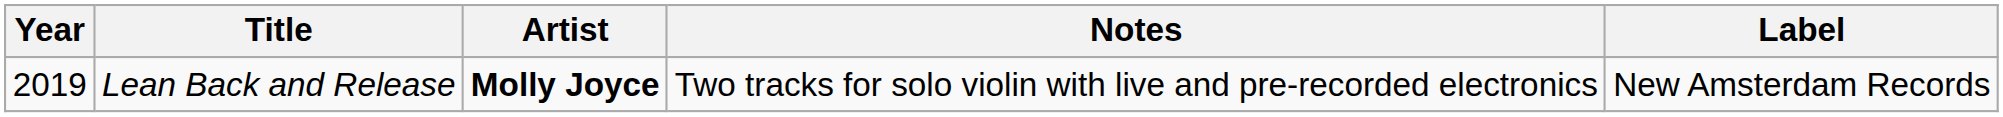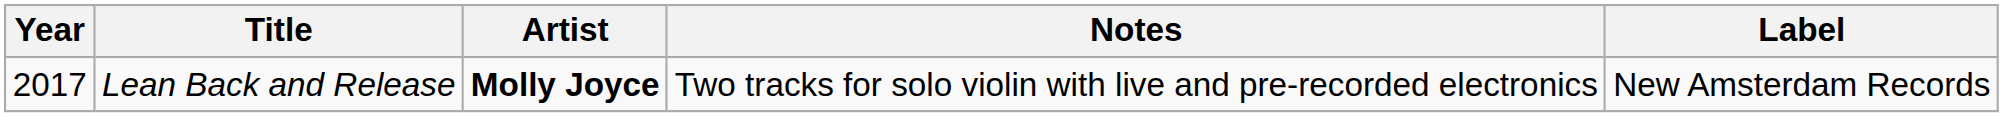(50, 83) 2019 -> (50, 83) 2017
